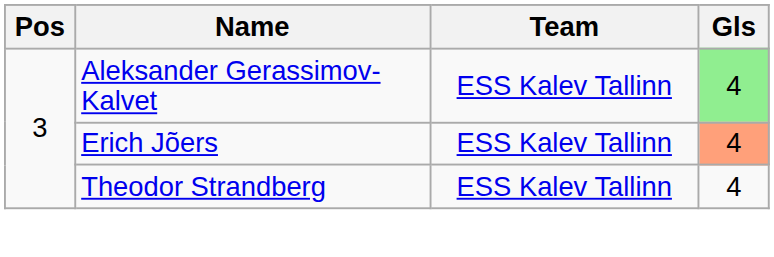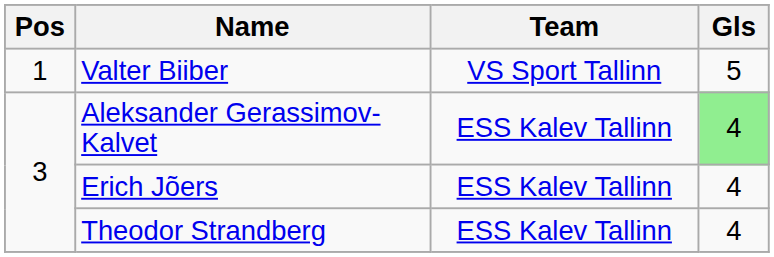+ row: (155, 70)
(734, 144) lightsalmon background -> (734, 187) no background
